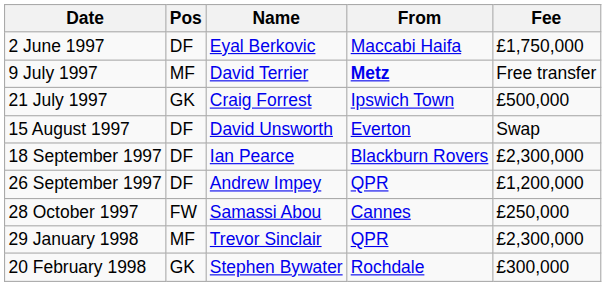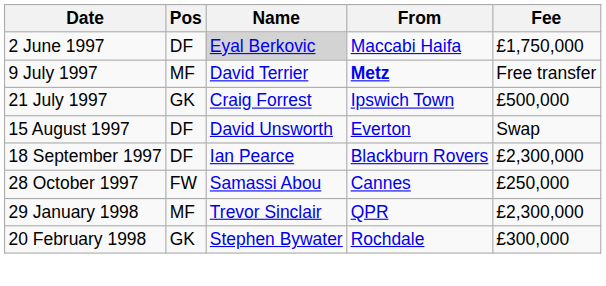(263, 45) no background -> (263, 45) lightgrey background
- row: (85, 184)
